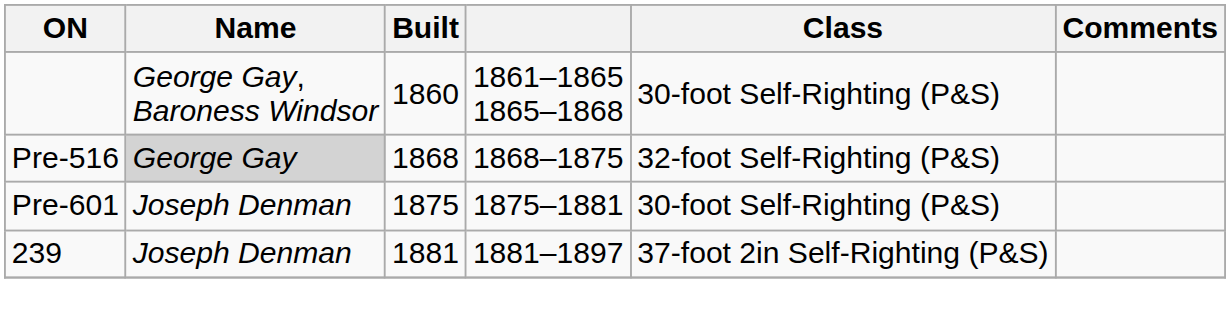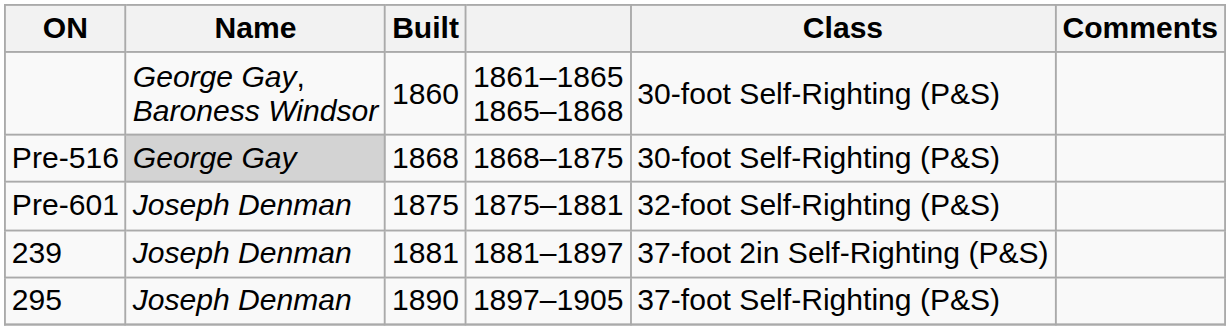(819, 157) 32-foot Self-Righting (P&S) -> (819, 157) 30-foot Self-Righting (P&S)
(819, 205) 30-foot Self-Righting (P&S) -> (819, 205) 32-foot Self-Righting (P&S)
+ row: (37, 300)
